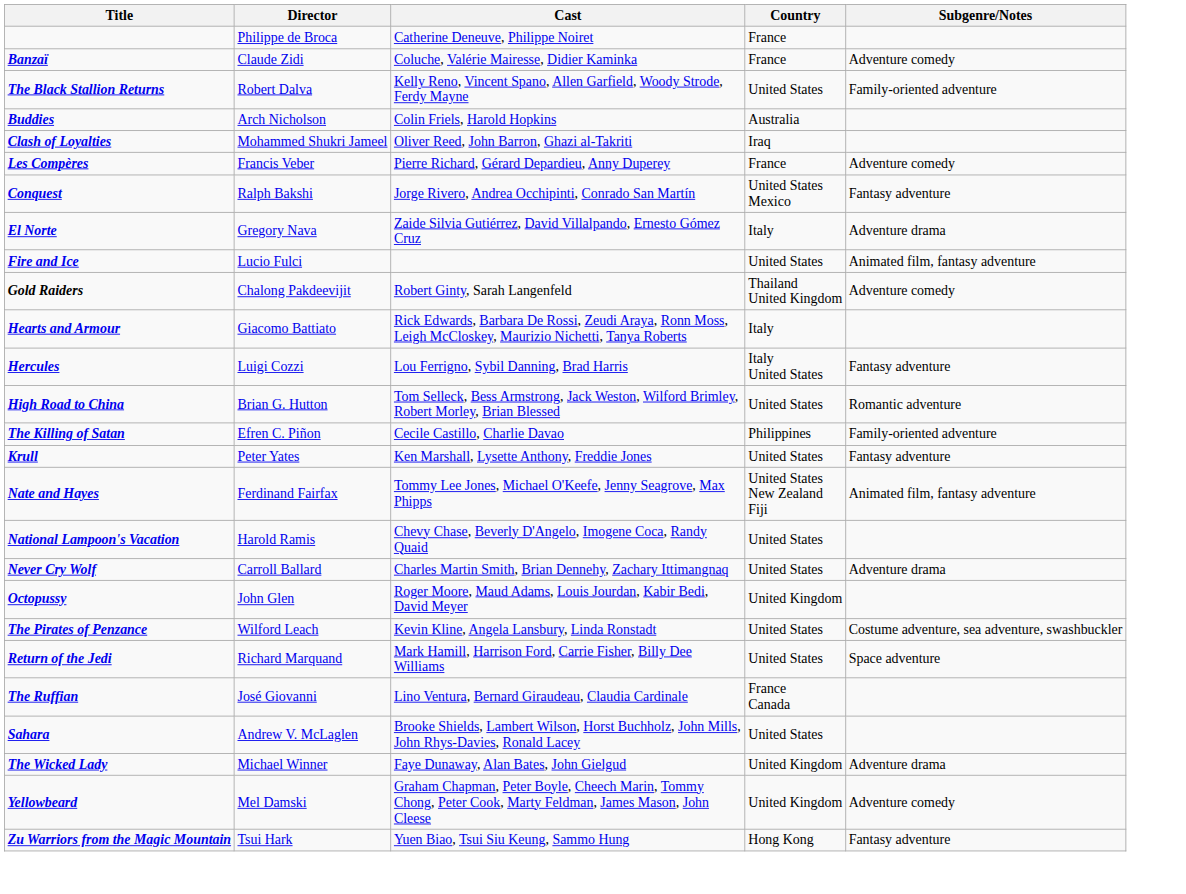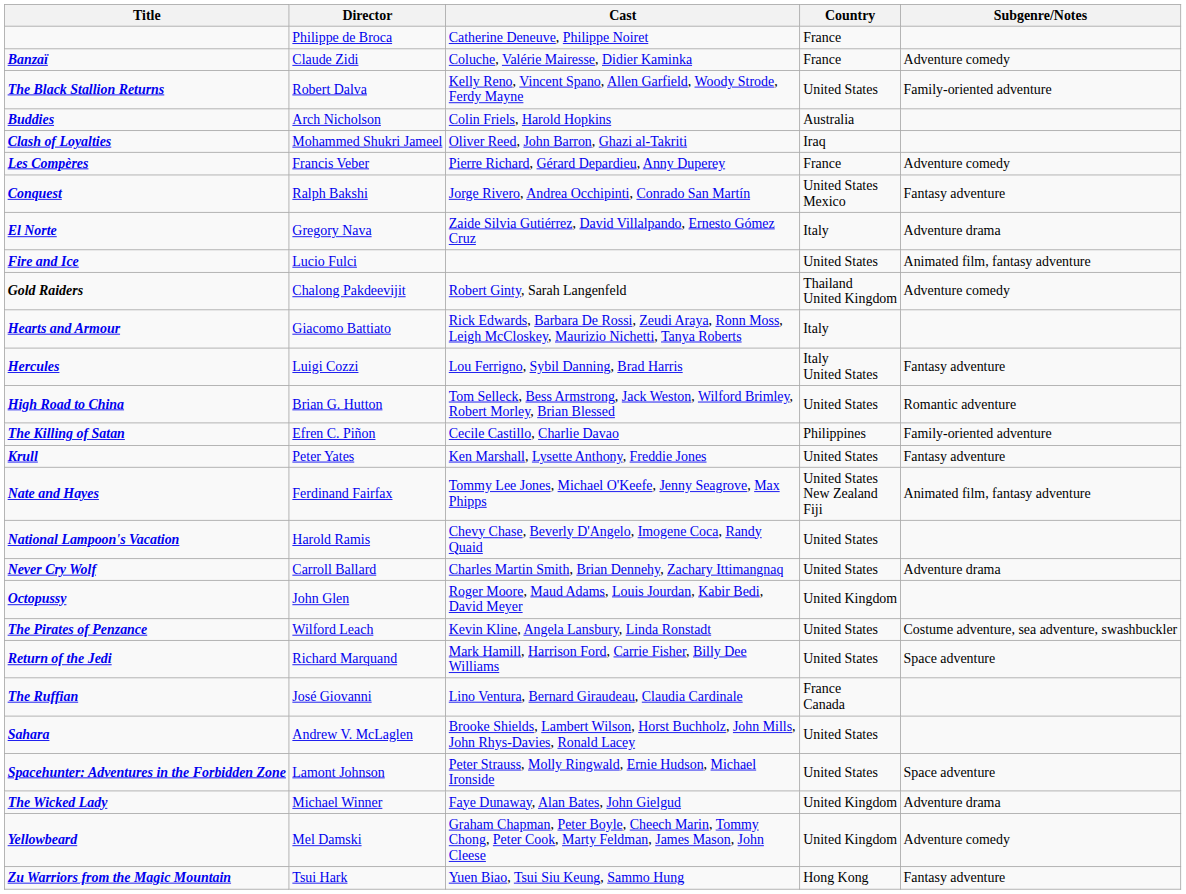+ row: (147, 772)
